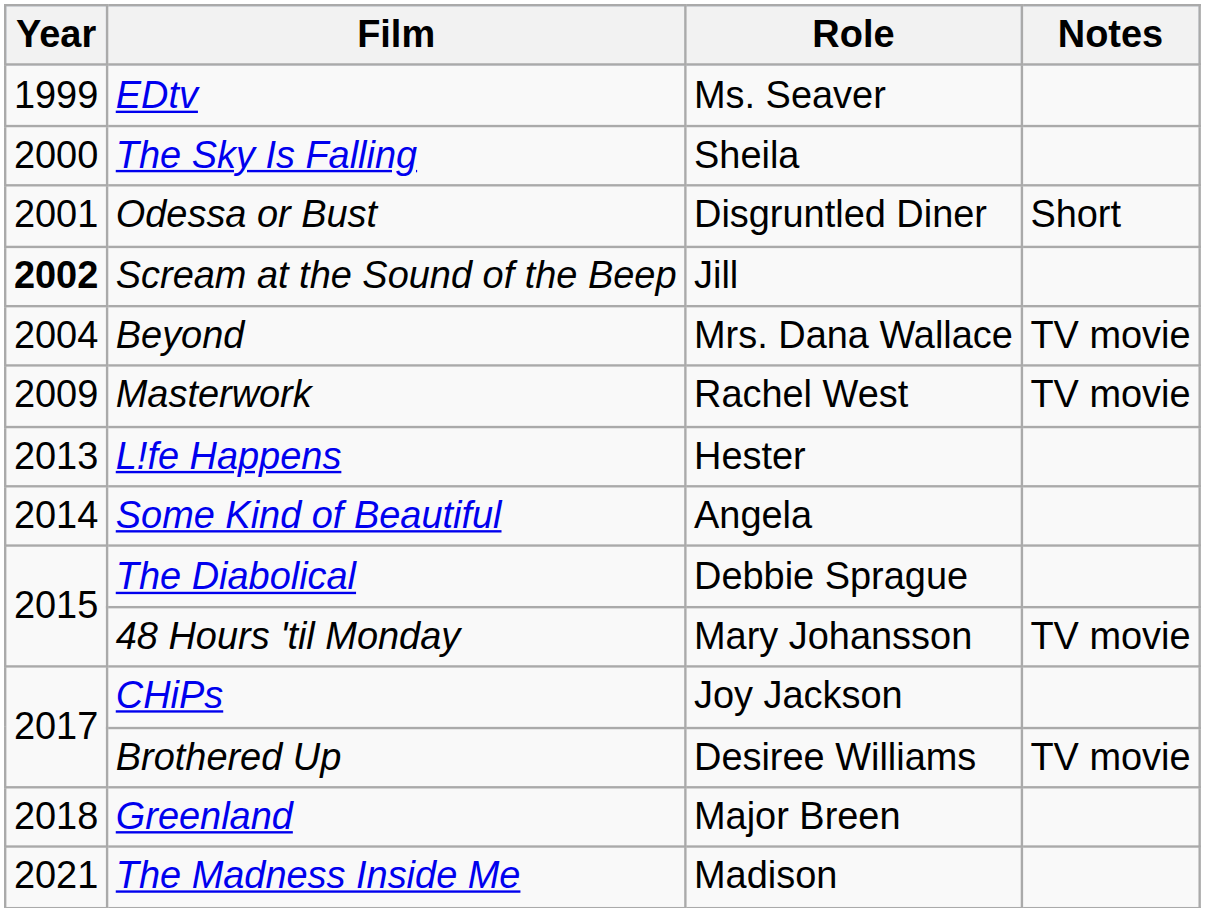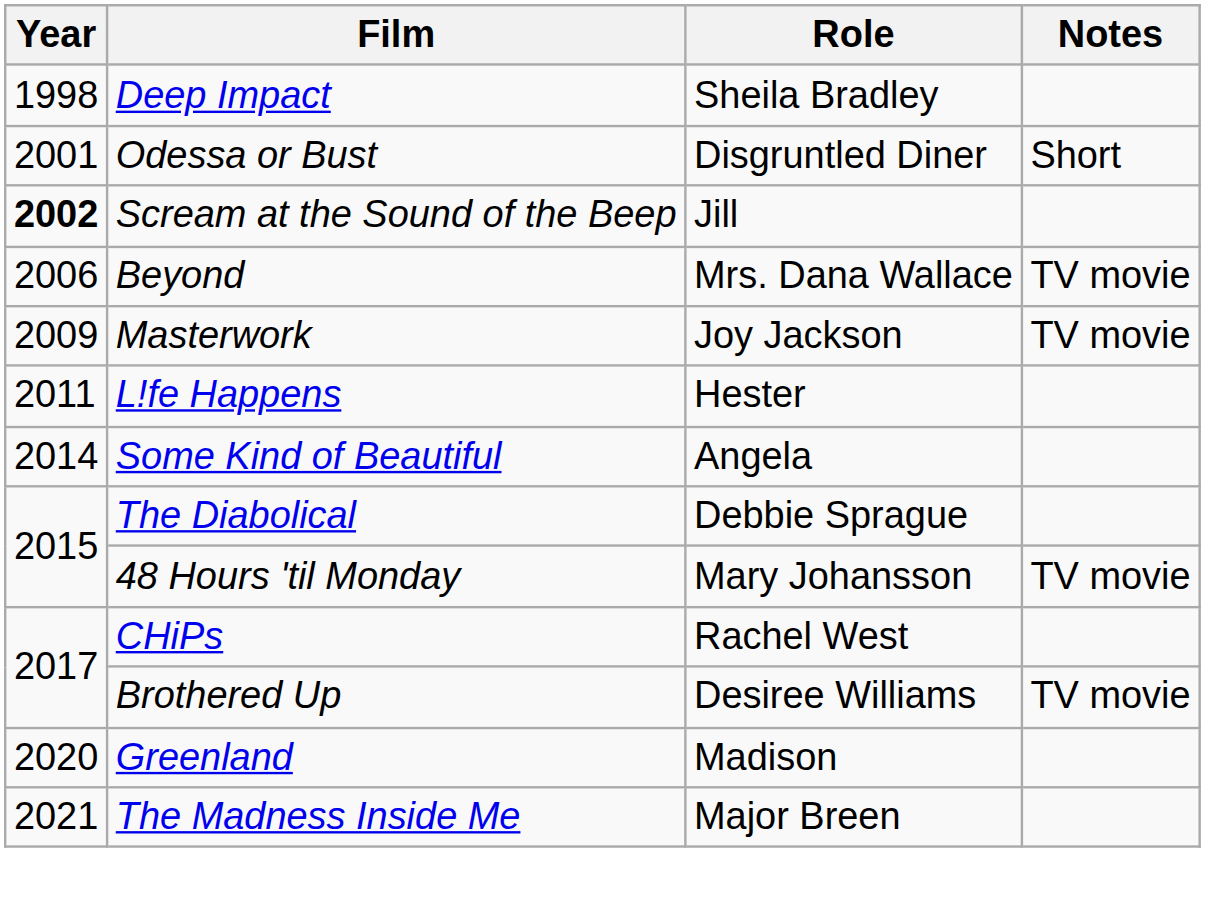+ row: (223, 94)
- row: (157, 94)
- row: (266, 154)
(56, 335) 2004 -> (56, 275) 2006
(801, 395) Rachel West -> (798, 335) Joy Jackson
(56, 455) 2013 -> (55, 395) 2011
(798, 696) Joy Jackson -> (801, 635) Rachel West
(56, 816) 2018 -> (56, 756) 2020
(797, 816) Major Breen -> (766, 756) Madison
(766, 876) Madison -> (797, 816) Major Breen
